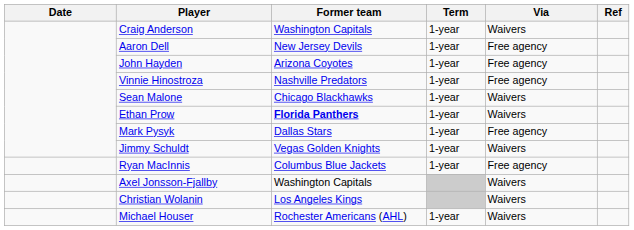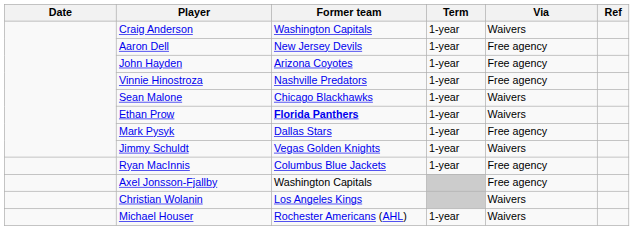(507, 183) Waivers -> (517, 183) Free agency
